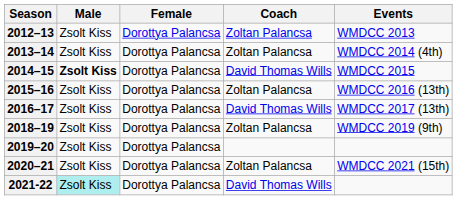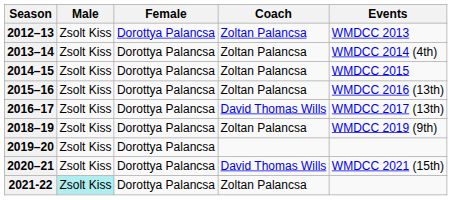(88, 71) bold -> (85, 71) normal
(279, 71) David Thomas Wills -> (264, 71) Zoltan Palancsa
(269, 166) Zoltan Palancsa -> (273, 166) David Thomas Wills
(279, 185) David Thomas Wills -> (264, 185) Zoltan Palancsa
